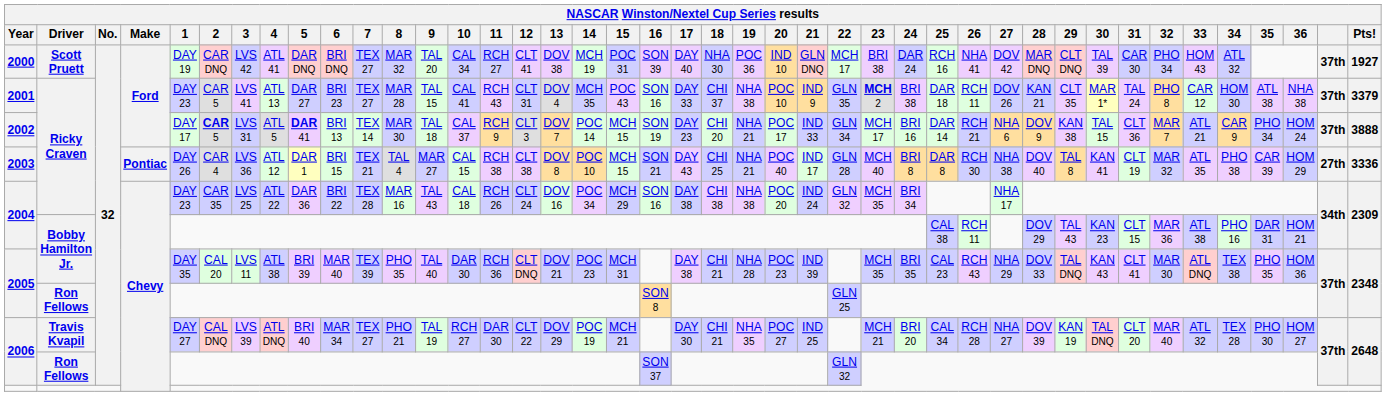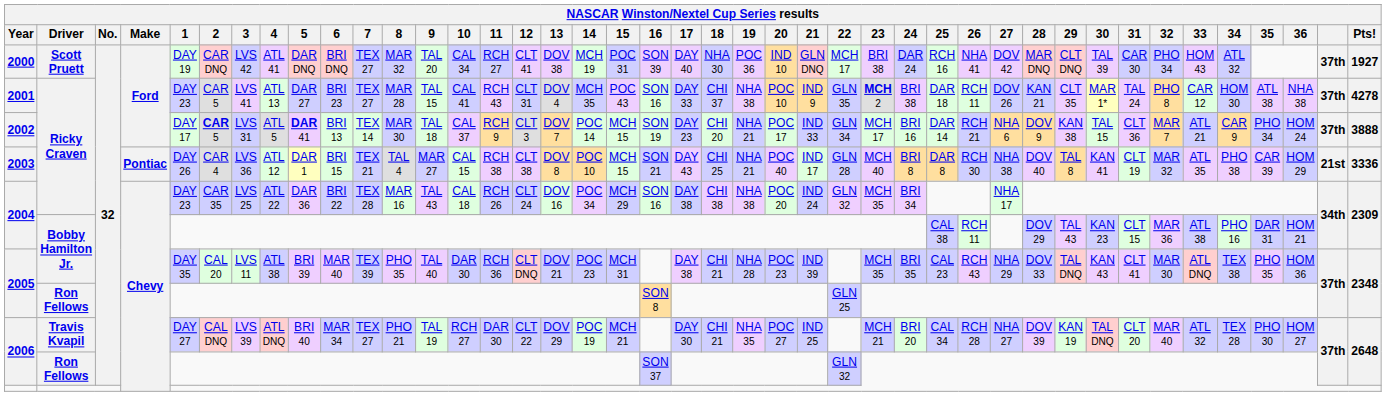(1365, 96) 3379 -> (1365, 96) 4278
(1333, 164) 27th -> (1333, 164) 21st
